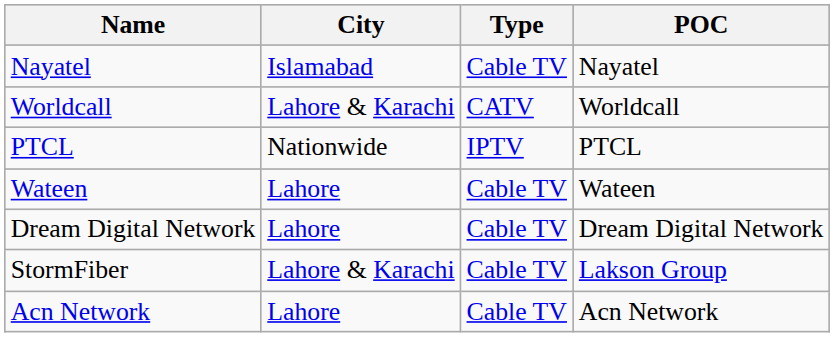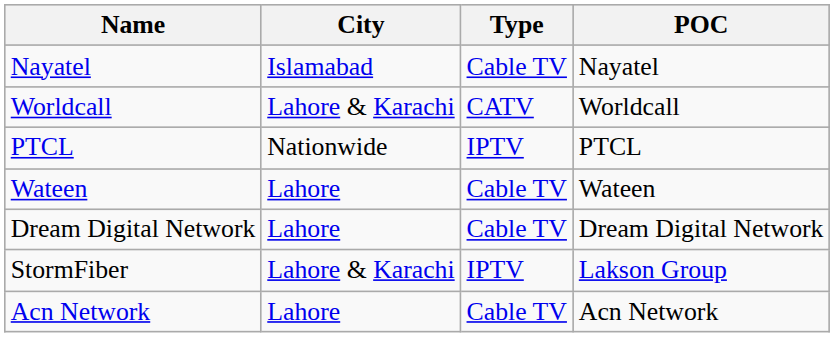(517, 270) Cable TV -> (495, 270) IPTV
